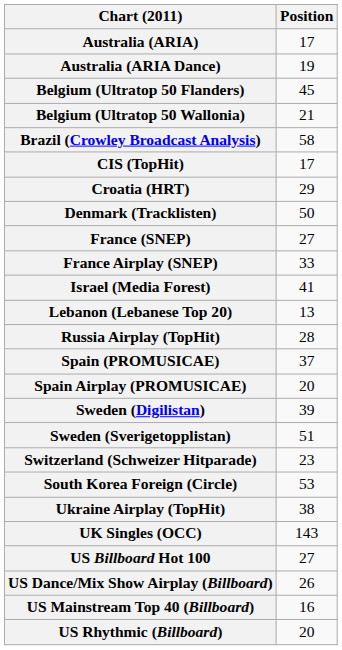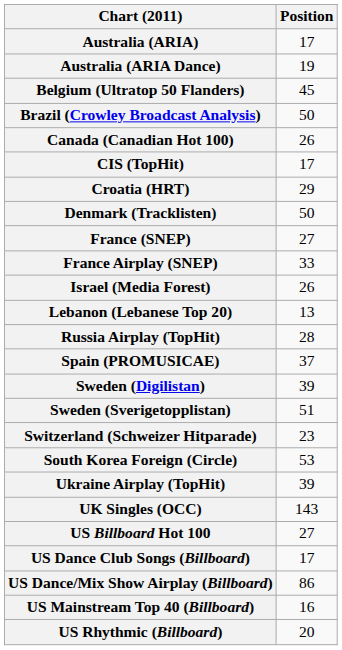- row: (140, 115)
(307, 139) 58 -> (307, 115) 50
+ row: (140, 139)
(307, 287) 41 -> (307, 287) 26
- row: (140, 386)
(307, 509) 38 -> (307, 484) 39
+ row: (140, 558)
(307, 582) 26 -> (307, 582) 86
